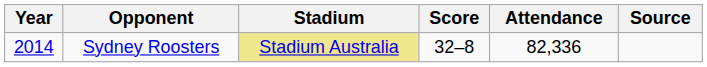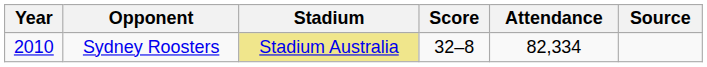(34, 47) 2014 -> (34, 47) 2010
(554, 47) 82,336 -> (554, 47) 82,334
